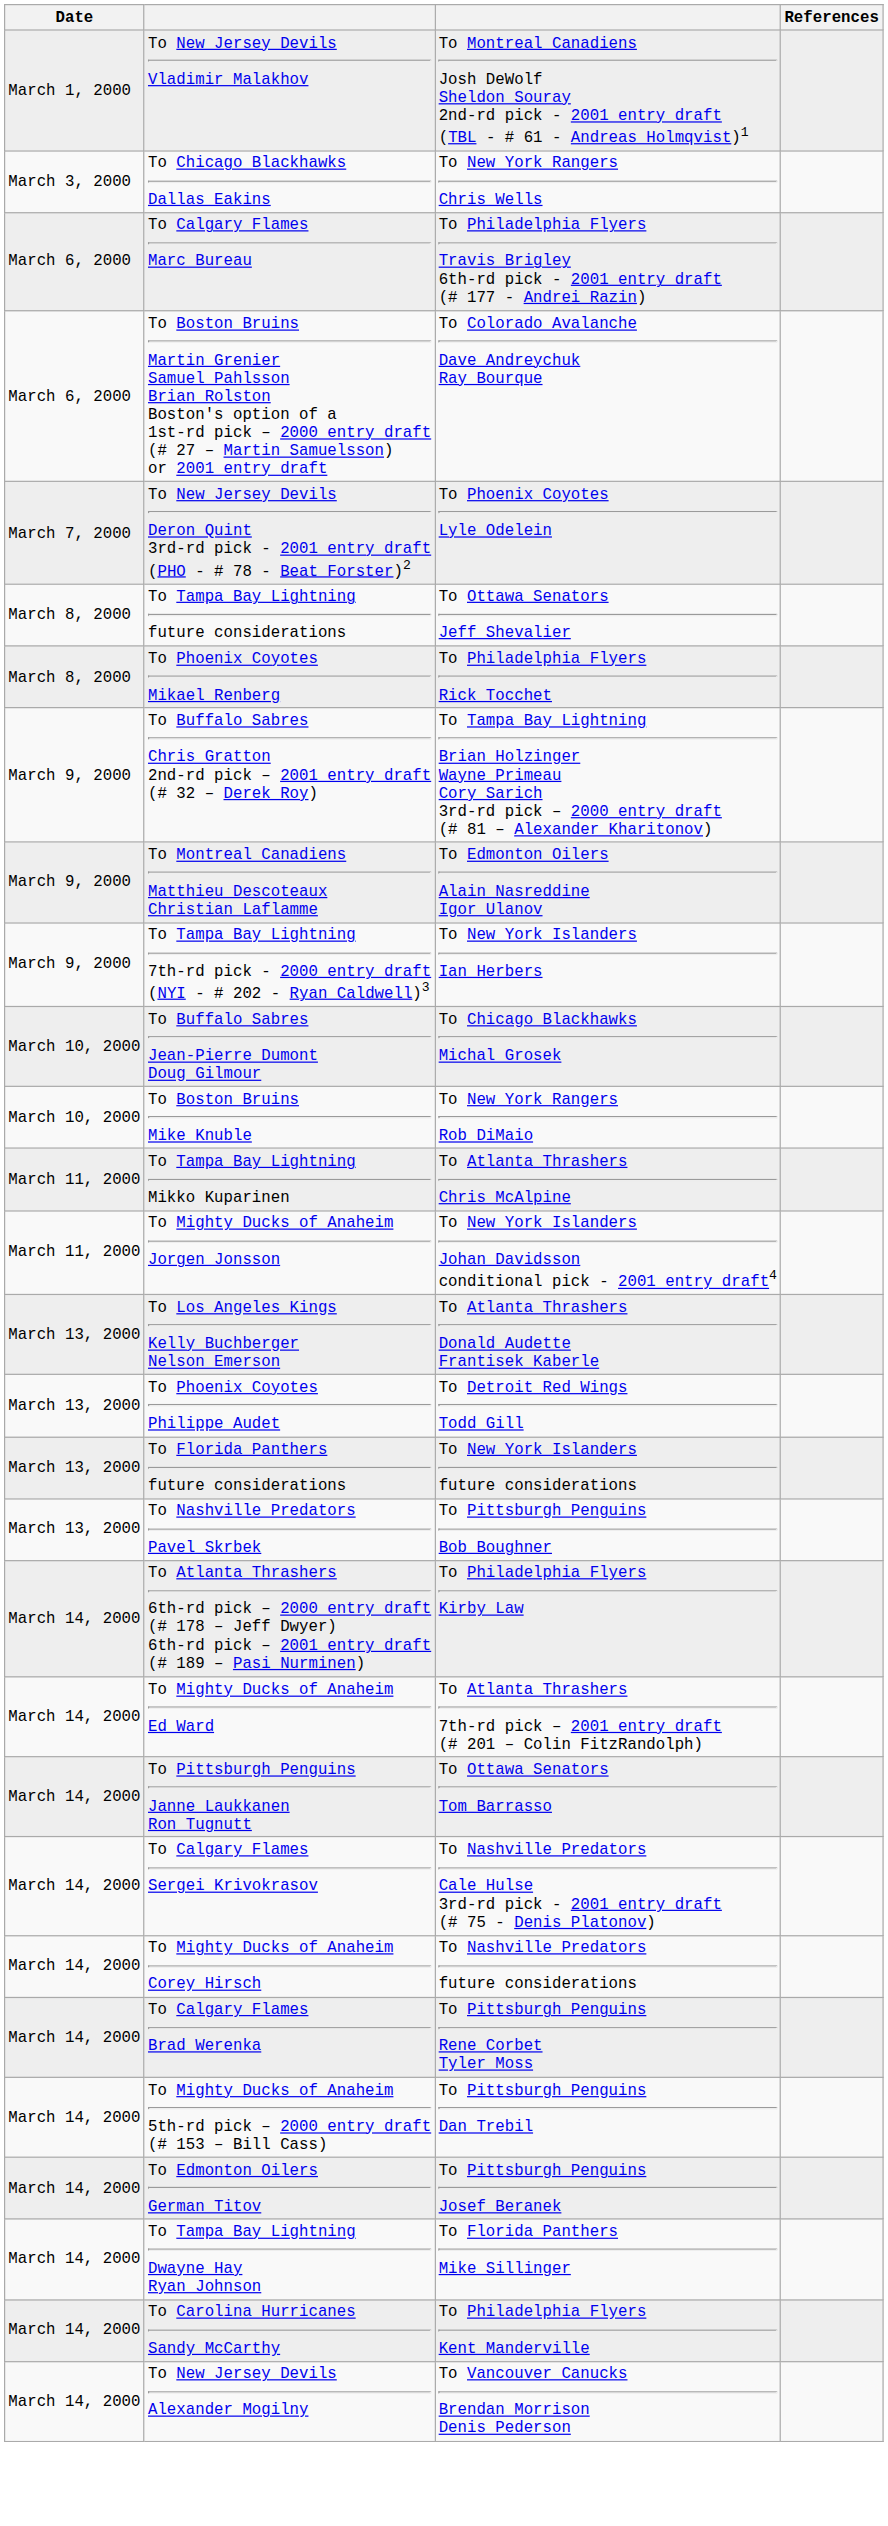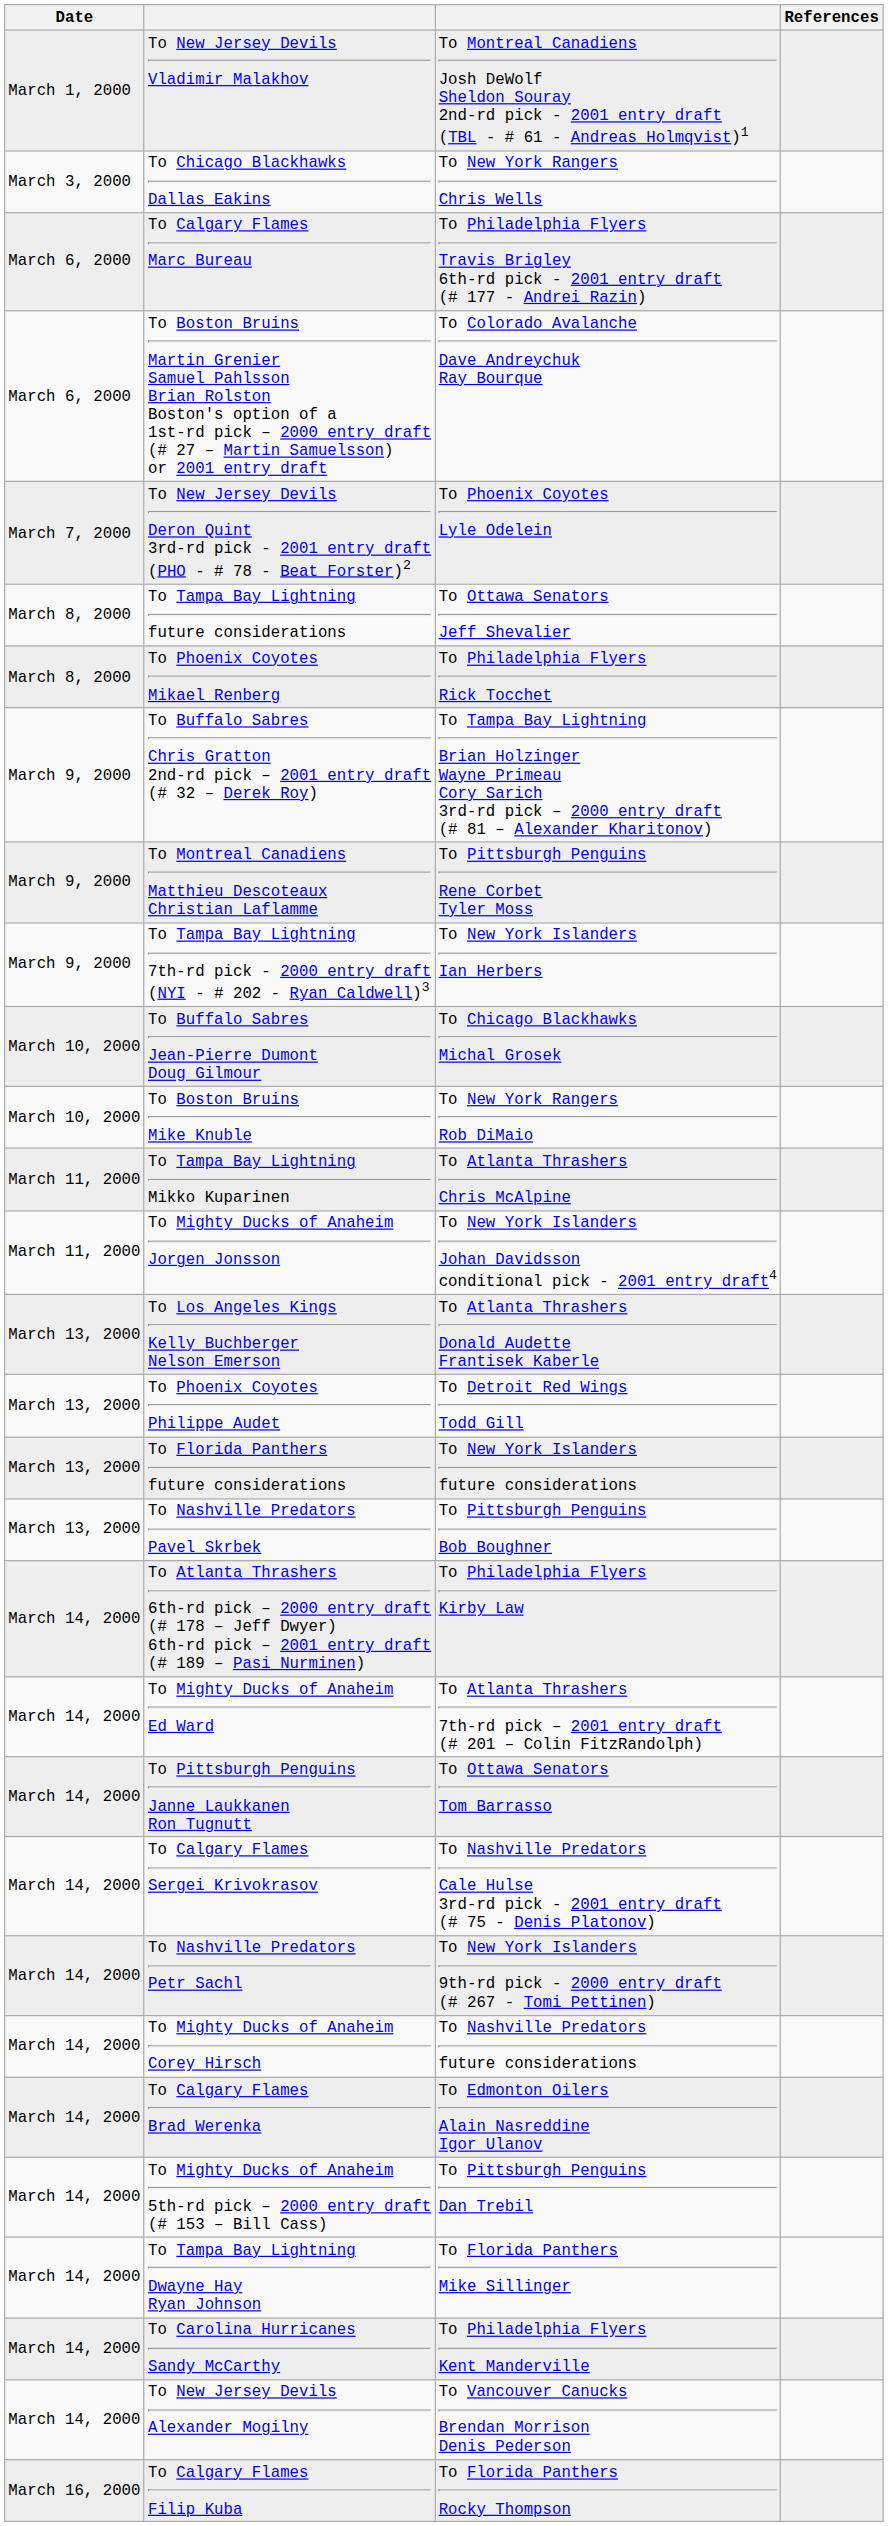(608, 882) To Edmonton Oilers Alain Nasreddine Igor Ulanov -> (608, 882) To Pittsburgh Penguins Rene Corbet Tyler Moss
+ row: (290, 1966)
(608, 2037) To Pittsburgh Penguins Rene Corbet Tyler Moss -> (608, 2117) To Edmonton Oilers Alain Nasreddine Igor Ulanov
- row: (290, 2188)
+ row: (290, 2491)
